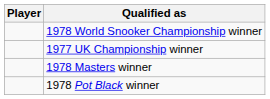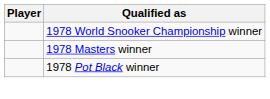- row: (125, 49)
